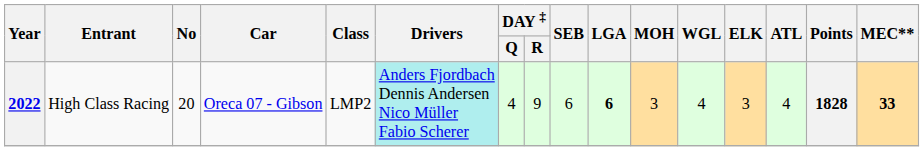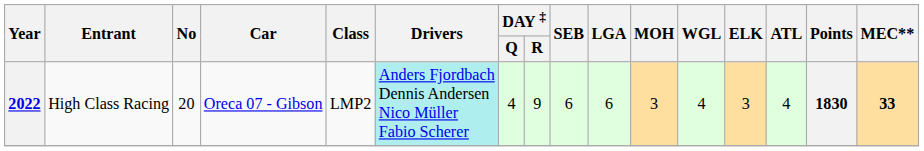(609, 104) bold -> (609, 104) normal
(831, 104) 1828 -> (831, 104) 1830
